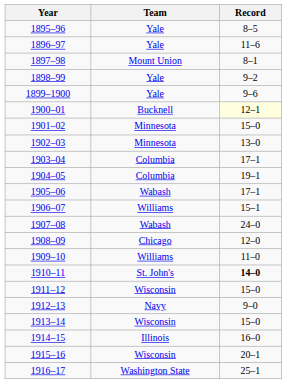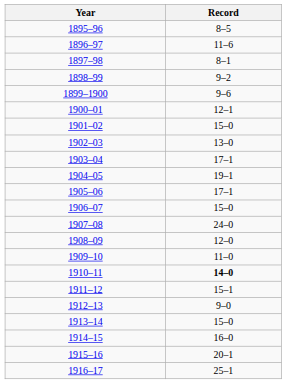- column: (155, 12)
(250, 110) lightyellow background -> (223, 110) no background
(250, 208) 15–1 -> (223, 208) 15–0
(250, 289) 15–0 -> (223, 289) 15–1
